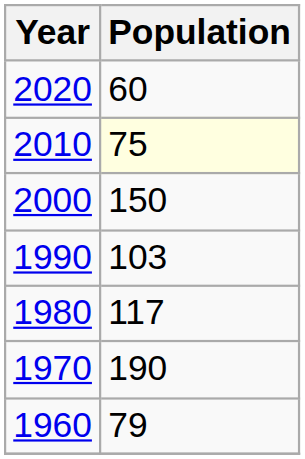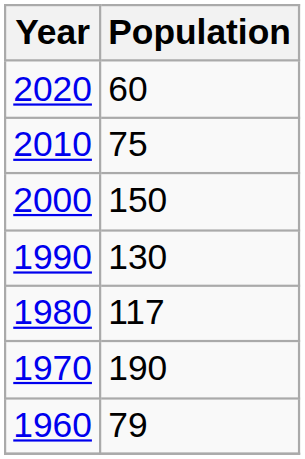(128, 144) lightyellow background -> (128, 144) no background
(138, 256) 103 -> (138, 256) 130
